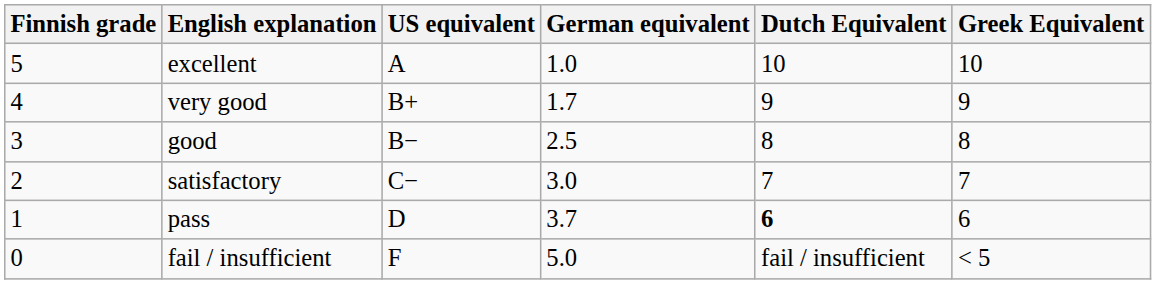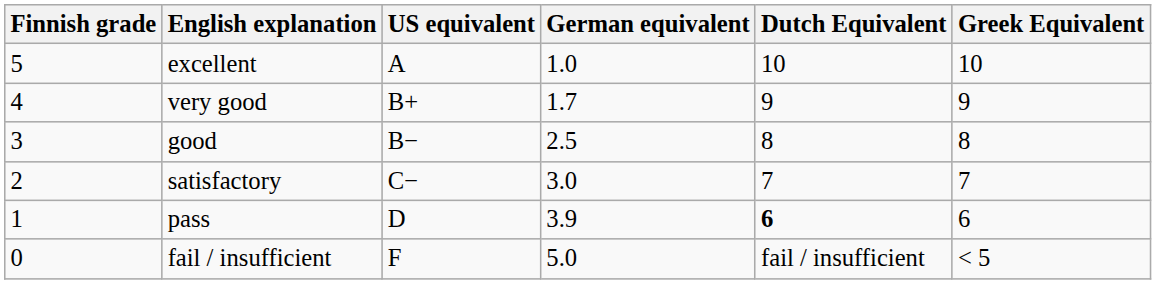(562, 219) 3.7 -> (562, 219) 3.9
